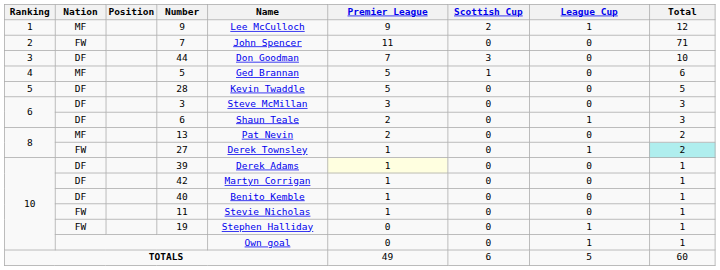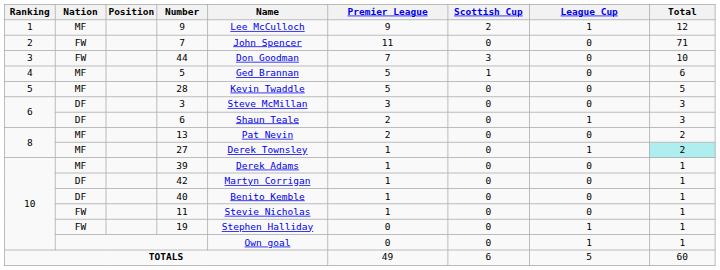(81, 58) DF -> (81, 58) FW
(81, 89) DF -> (81, 89) MF
(81, 151) FW -> (81, 151) MF
(81, 166) DF -> (81, 166) MF
(388, 166) lightyellow background -> (388, 166) no background
